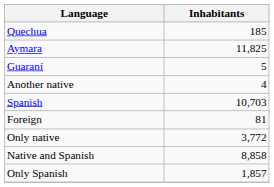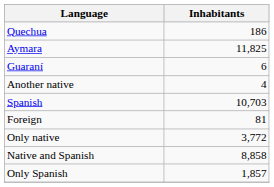(258, 31) 185 -> (258, 31) 186
(264, 66) 5 -> (264, 66) 6
